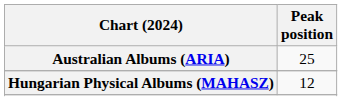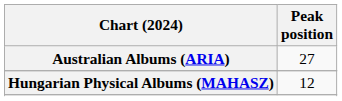(307, 58) 25 -> (307, 58) 27
